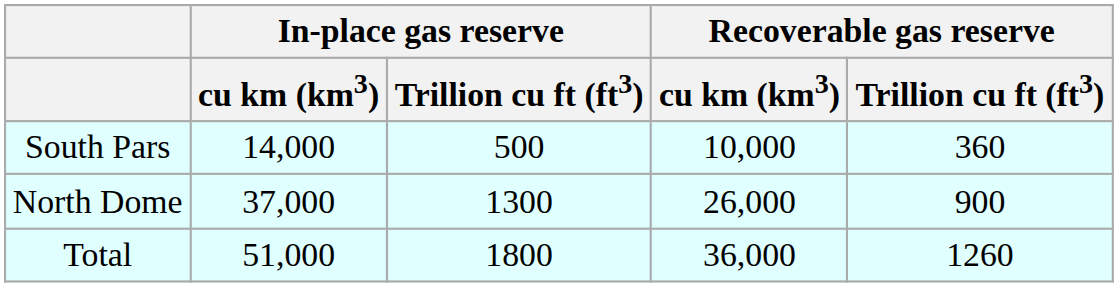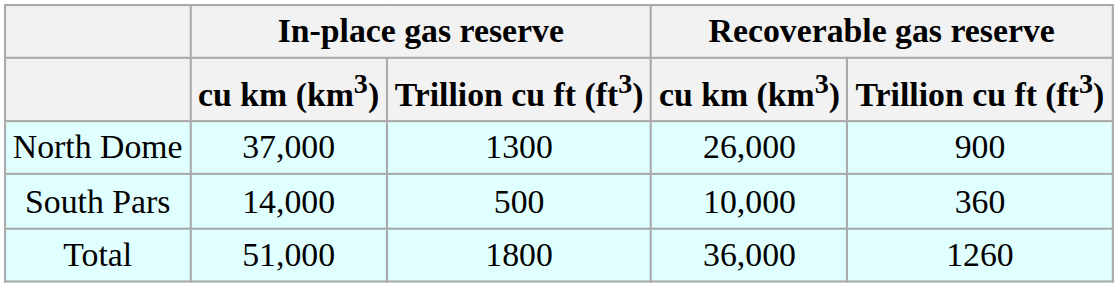rows swapped: (98, 147) <-> (98, 201)
